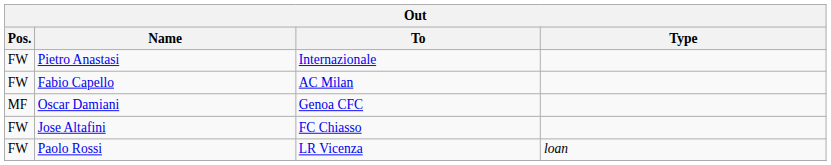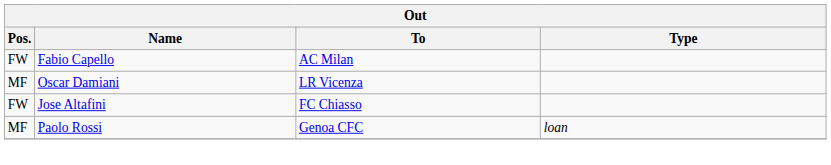- row: (78, 60)
(331, 105) Genoa CFC -> (331, 83) LR Vicenza
(18, 150) FW -> (17, 127) MF
(331, 150) LR Vicenza -> (331, 127) Genoa CFC
